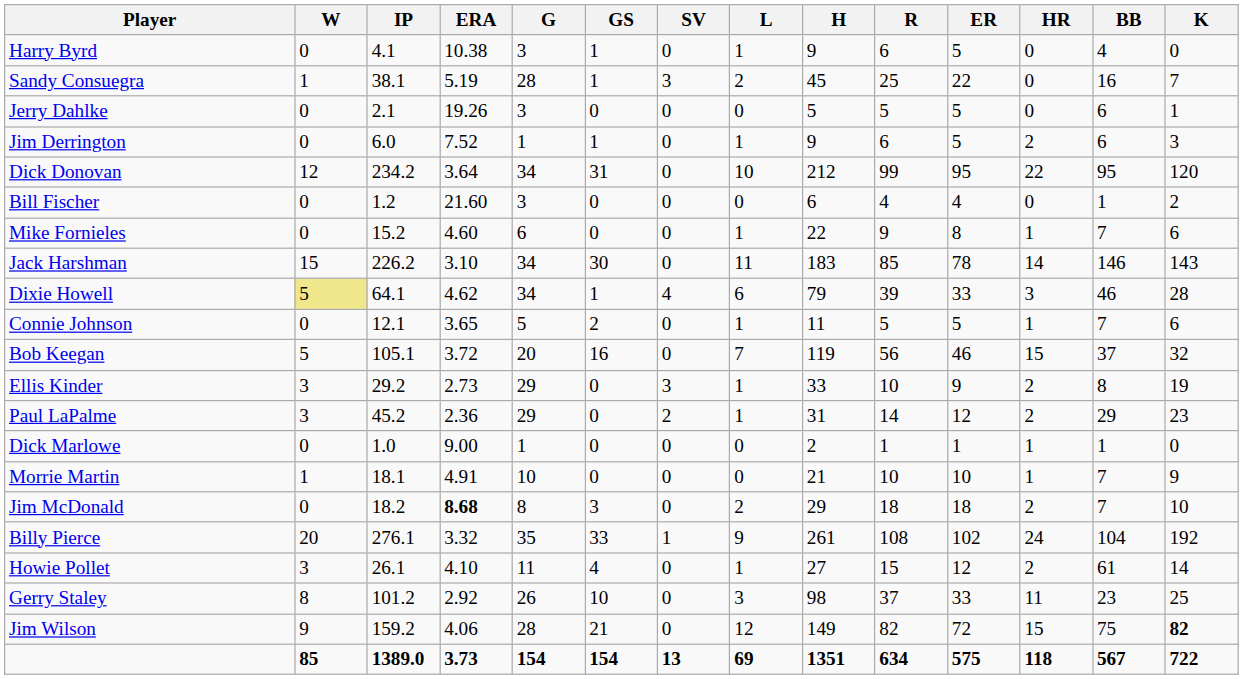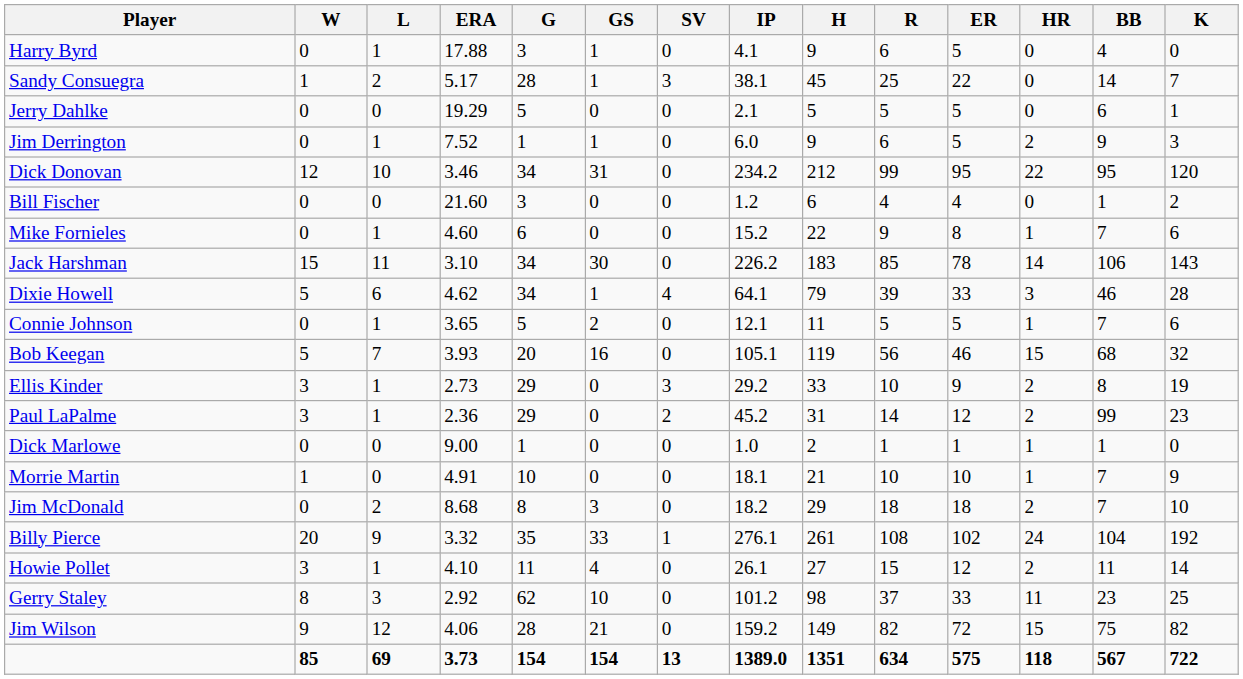columns swapped: (766, 19) <-> (403, 19)
(466, 50) 10.38 -> (466, 50) 17.88
(461, 80) 5.19 -> (461, 80) 5.17
(1107, 80) 16 -> (1107, 80) 14
(466, 111) 19.26 -> (466, 111) 19.29
(522, 111) 3 -> (522, 111) 5
(1102, 141) 6 -> (1102, 141) 9
(461, 171) 3.64 -> (461, 171) 3.46
(1111, 263) 146 -> (1111, 263) 106
(304, 293) khaki background -> (304, 293) no background
(461, 354) 3.72 -> (461, 354) 3.93
(1107, 354) 37 -> (1107, 354) 68
(1107, 415) 29 -> (1107, 415) 99
(461, 506) bold -> (461, 506) normal
(1107, 567) 61 -> (1106, 567) 11
(526, 598) 26 -> (526, 598) 62
(1179, 628) bold -> (1179, 628) normal
